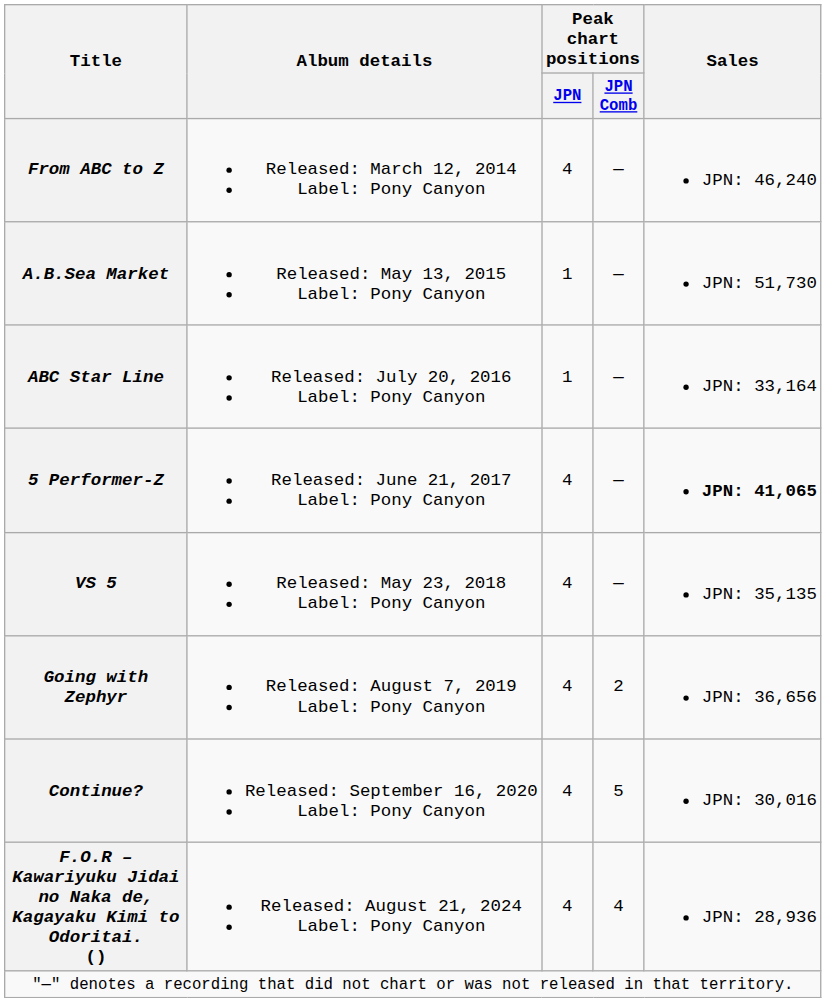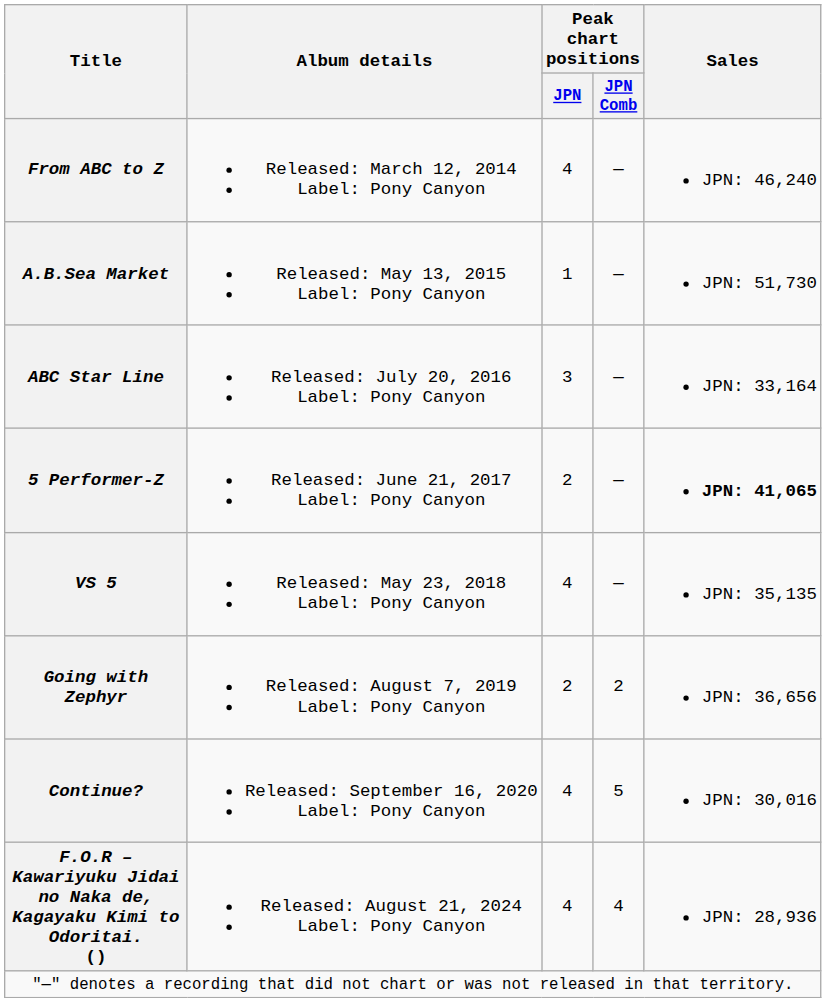(567, 377) 1 -> (567, 377) 3
(567, 480) 4 -> (567, 480) 2
(567, 687) 4 -> (567, 687) 2
